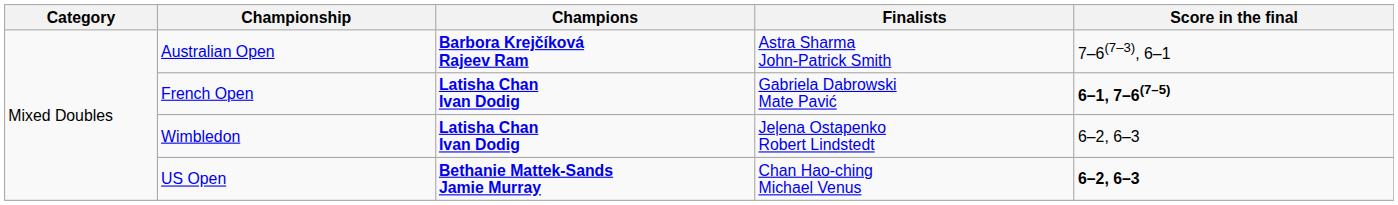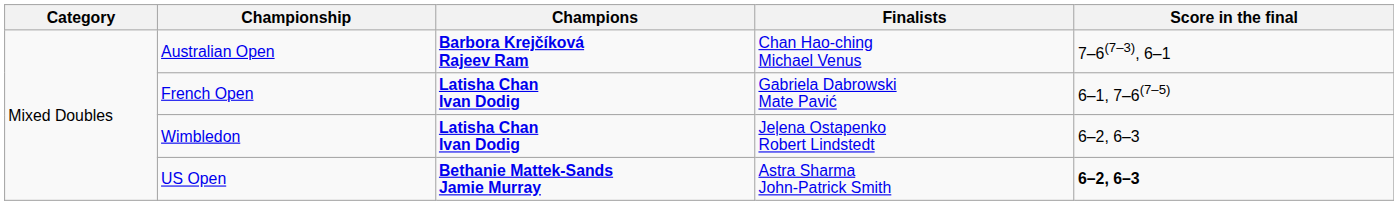(825, 51) Astra Sharma John-Patrick Smith -> (816, 51) Chan Hao-ching Michael Venus
(1124, 94) bold -> (1124, 94) normal
(816, 179) Chan Hao-ching Michael Venus -> (825, 179) Astra Sharma John-Patrick Smith
